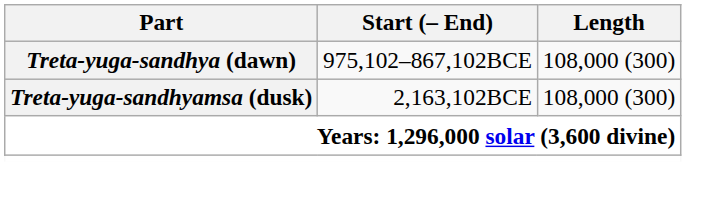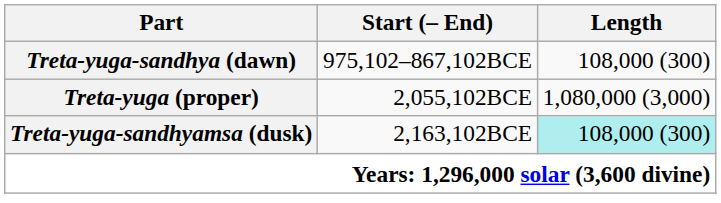+ row: (161, 97)
(609, 97) no background -> (644, 134) paleturquoise background
